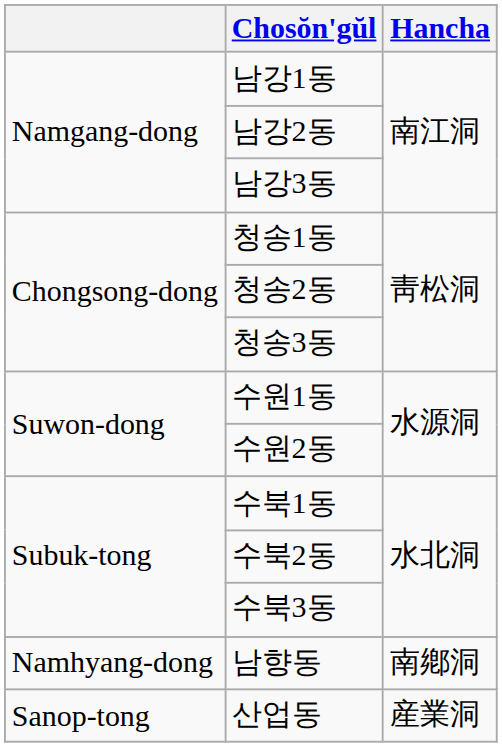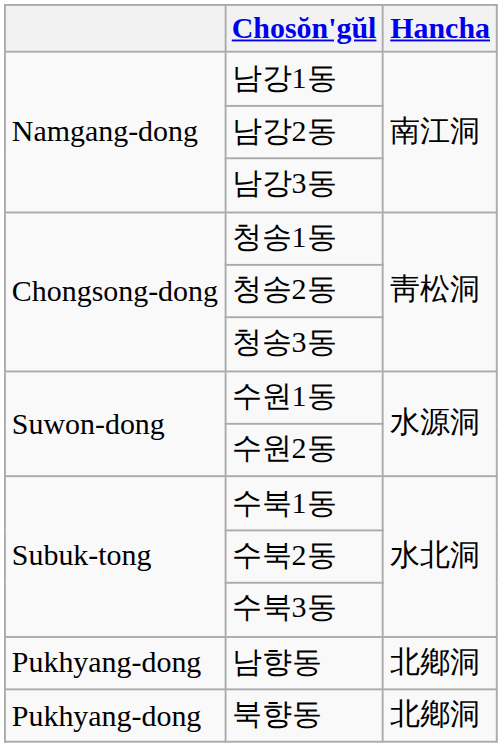(112, 662) Namhyang-dong -> (107, 662) Pukhyang-dong
(435, 661) 南鄕洞 -> (435, 661) 北鄕洞
+ row: (277, 714)
- row: (277, 714)
